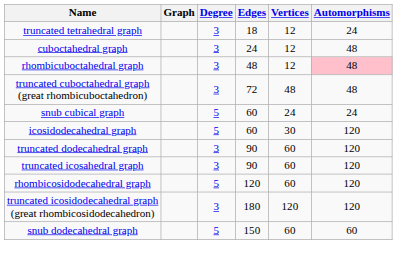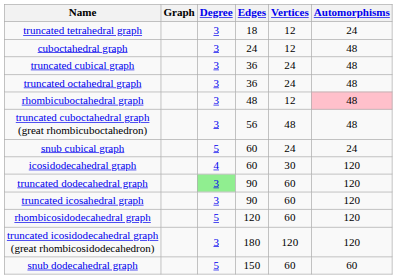+ row: (83, 65)
+ row: (83, 83)
(252, 89) 72 -> (252, 124) 56
(216, 130) 5 -> (216, 165) 4
(216, 148) no background -> (216, 183) lightgreen background
